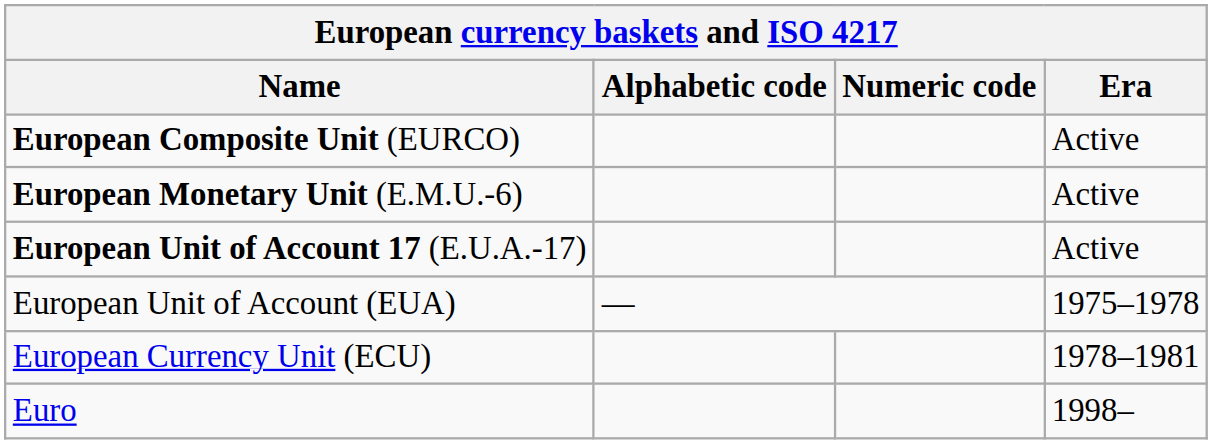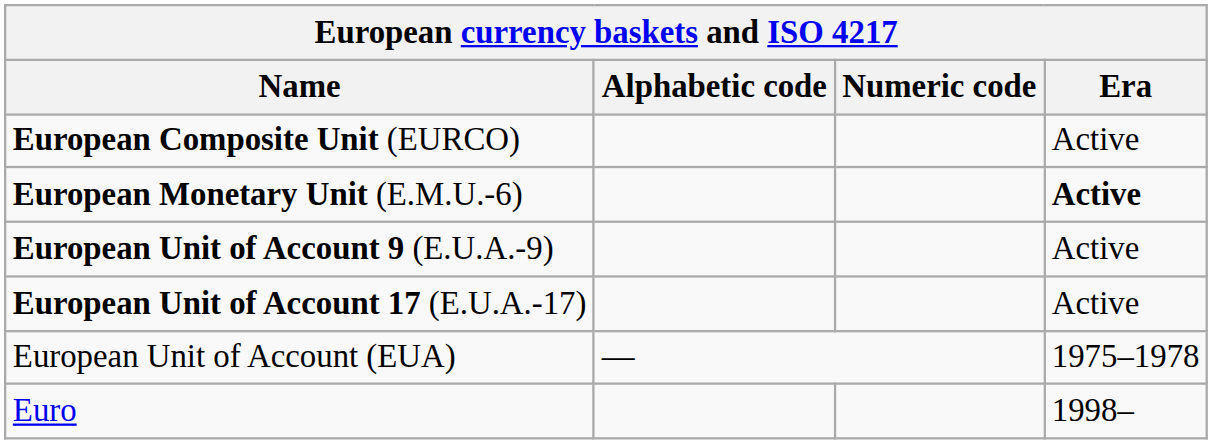(1096, 194) normal -> (1096, 194) bold
+ row: (283, 248)
- row: (222, 356)
